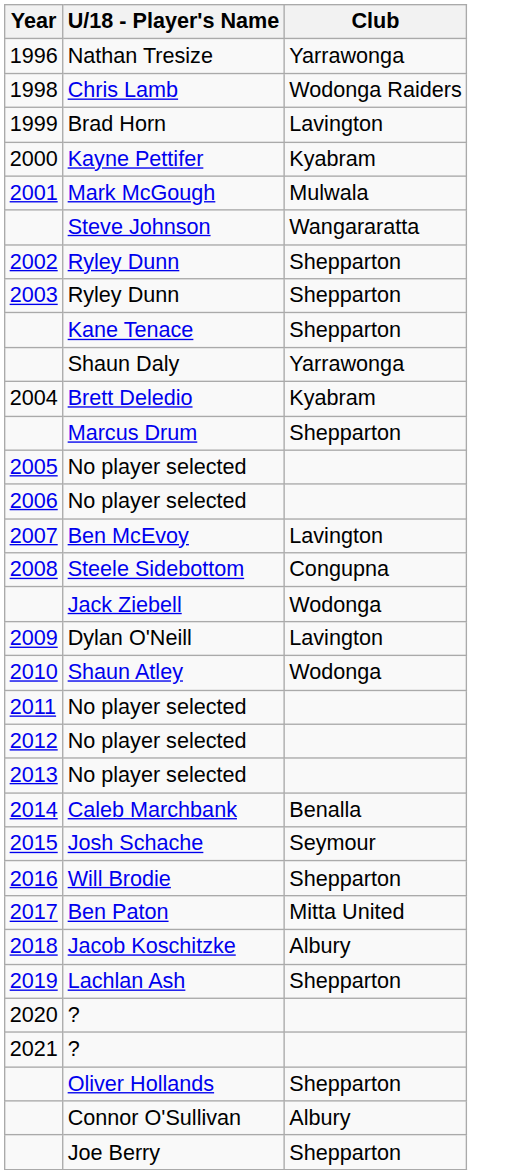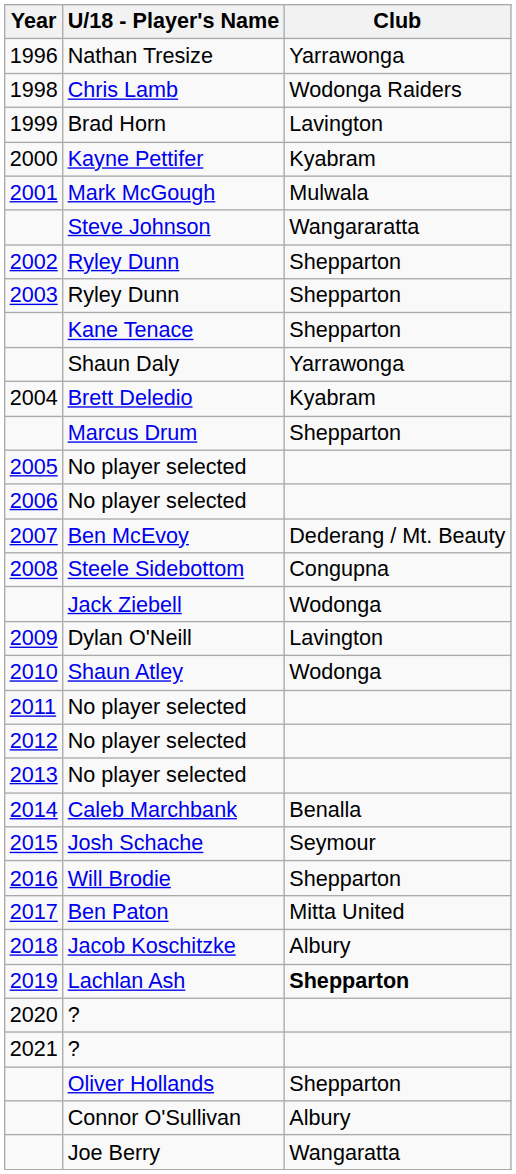(336, 535) Lavington -> (397, 535) Dederang / Mt. Beauty
(345, 980) normal -> (349, 980) bold
(345, 1152) Shepparton -> (345, 1152) Wangaratta
